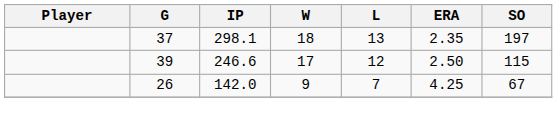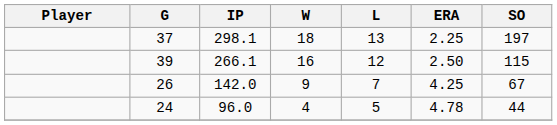(446, 39) 2.35 -> (446, 39) 2.25
(235, 62) 246.6 -> (235, 62) 266.1
(306, 62) 17 -> (306, 62) 16
+ row: (165, 108)
